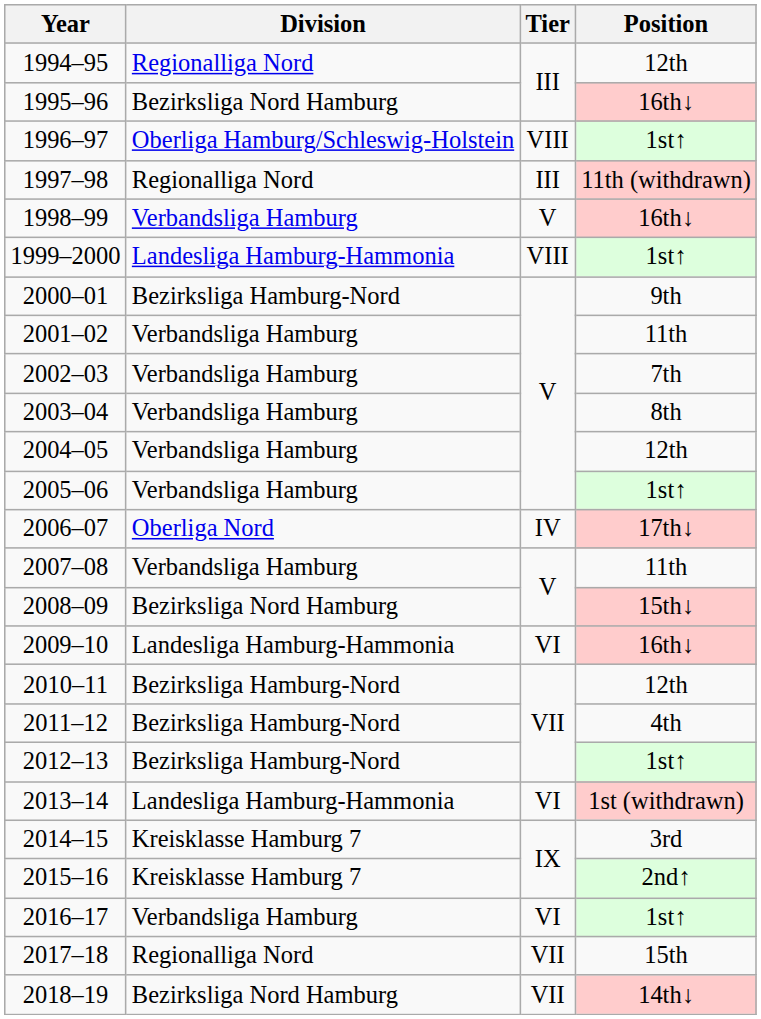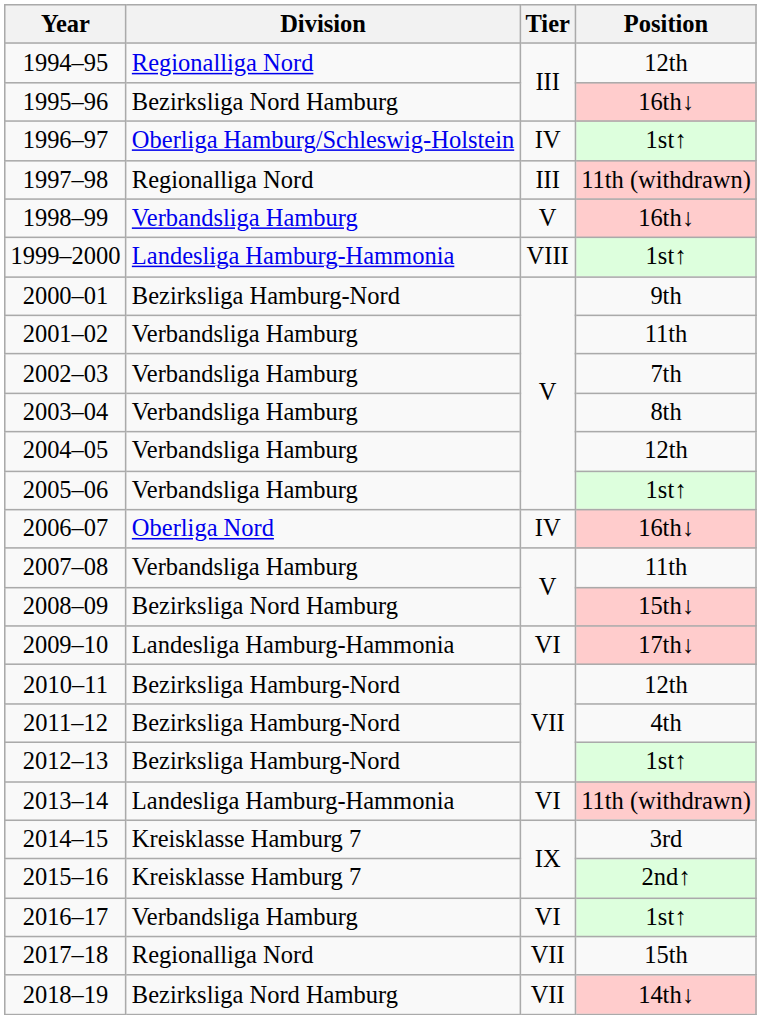(548, 140) VIII -> (548, 140) IV
(666, 528) 17th↓ -> (666, 528) 16th↓
(666, 645) 16th↓ -> (666, 645) 17th↓
(666, 800) 1st (withdrawn) -> (666, 800) 11th (withdrawn)
